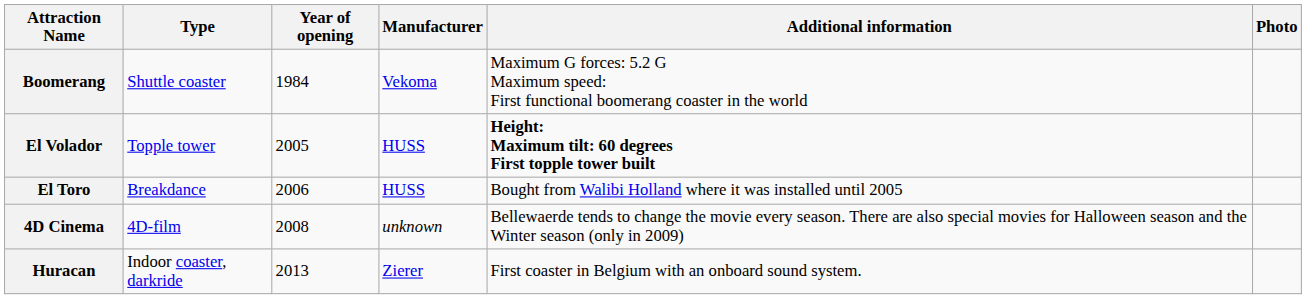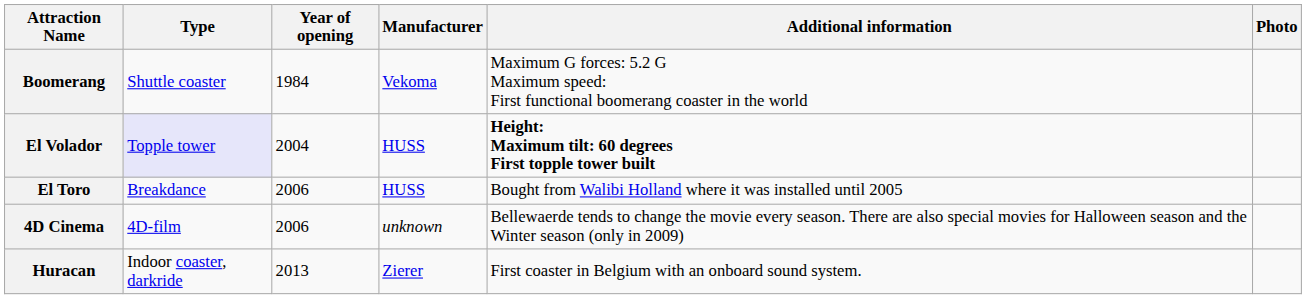(171, 145) no background -> (171, 145) lavender background
(292, 145) 2005 -> (292, 145) 2004
(292, 226) 2008 -> (292, 226) 2006
